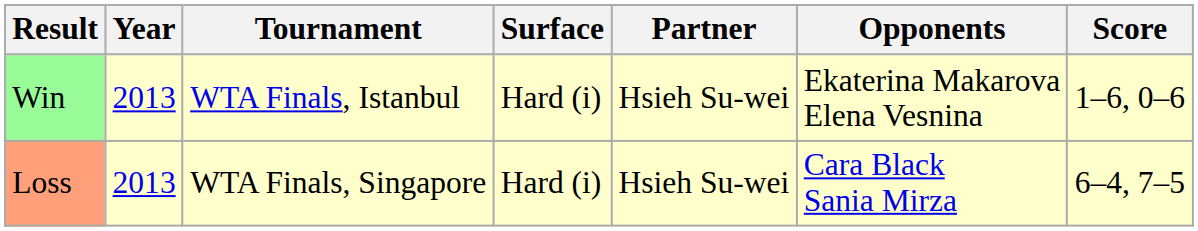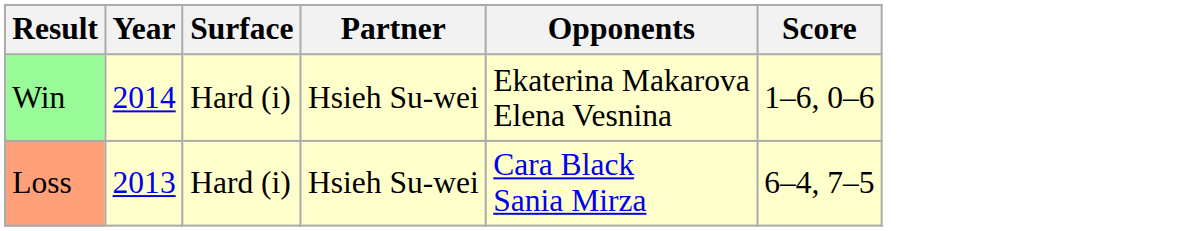- column: (338, 29)
(144, 97) 2013 -> (144, 97) 2014
